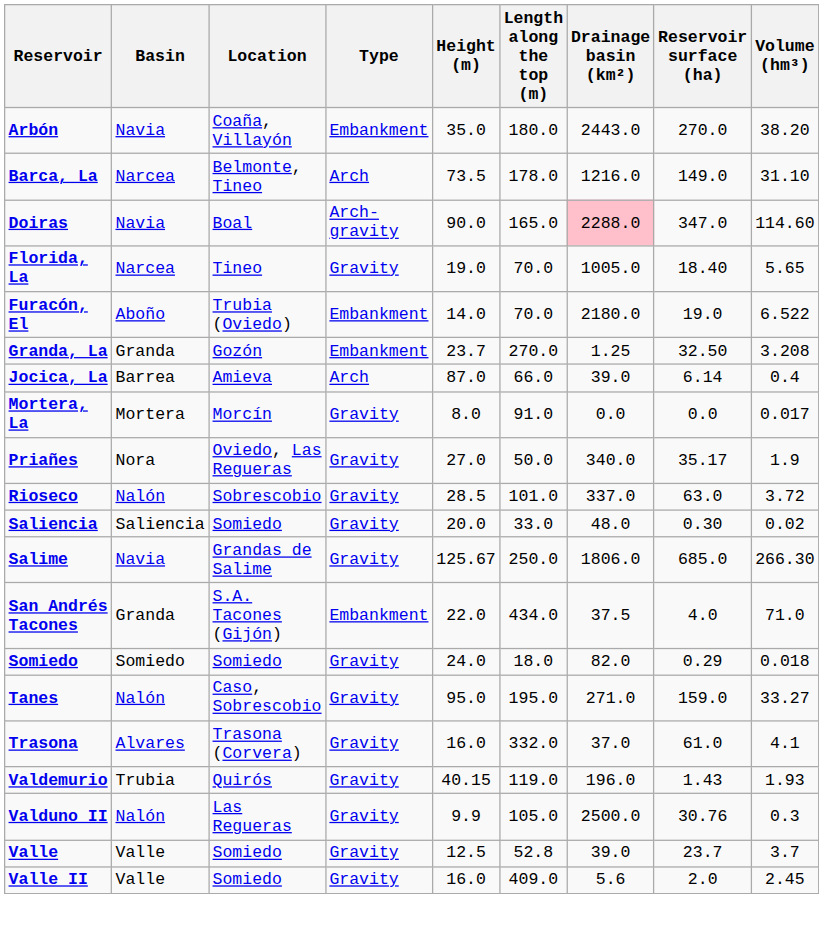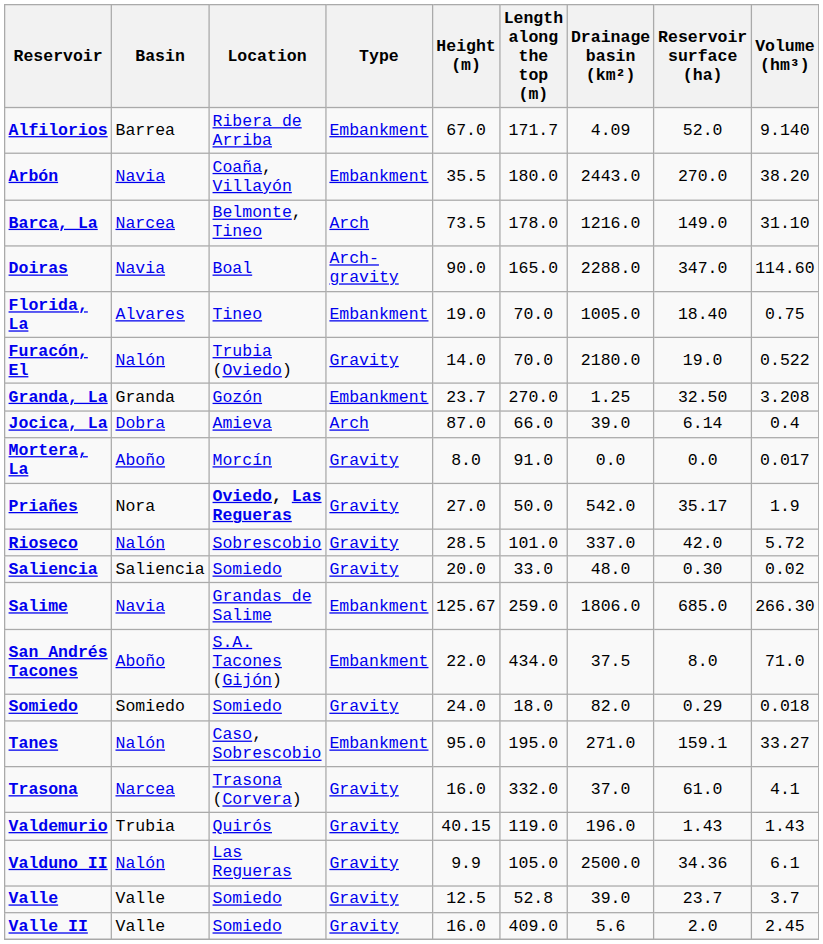+ row: (58, 131)
(466, 131) 35.0 -> (466, 177) 35.5
(611, 223) pink background -> (611, 269) no background
(145, 269) Narcea -> (150, 315) Alvares
(364, 269) Gravity -> (379, 315) Embankment
(785, 269) 5.65 -> (785, 315) 0.75
(140, 315) Aboño -> (140, 361) Nalón
(379, 315) Embankment -> (364, 361) Gravity
(785, 315) 6.522 -> (785, 361) 0.522
(145, 378) Barrea -> (140, 424) Dobra
(150, 414) Mortera -> (140, 460) Aboño
(267, 460) normal -> (267, 506) bold
(611, 460) 340.0 -> (611, 506) 542.0
(703, 497) 63.0 -> (703, 543) 42.0
(785, 497) 3.72 -> (785, 543) 5.72
(364, 560) Gravity -> (379, 606) Embankment
(533, 560) 250.0 -> (533, 606) 259.0
(145, 616) Granda -> (140, 662) Aboño
(703, 616) 4.0 -> (703, 662) 8.0
(364, 698) Gravity -> (379, 744) Embankment
(703, 698) 159.0 -> (703, 744) 159.1
(150, 744) Alvares -> (145, 790) Narcea
(785, 780) 1.93 -> (785, 826) 1.43
(703, 817) 30.76 -> (703, 863) 34.36
(785, 817) 0.3 -> (785, 863) 6.1
